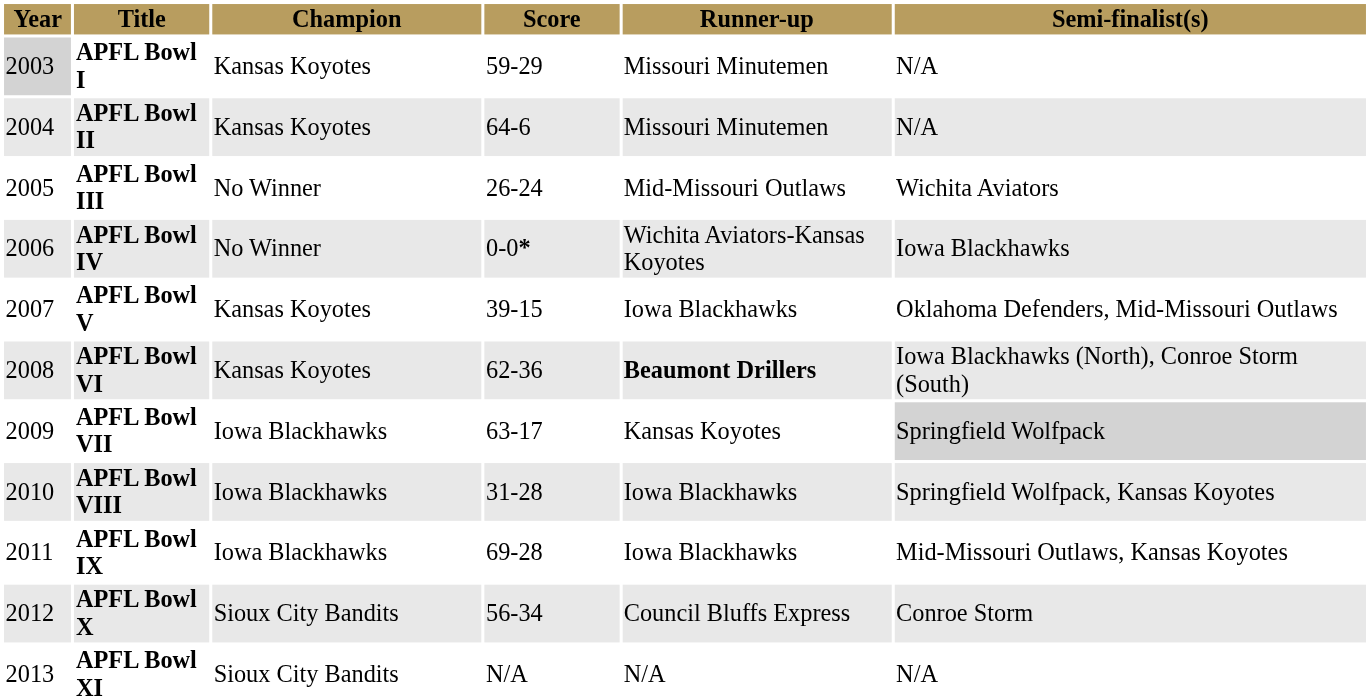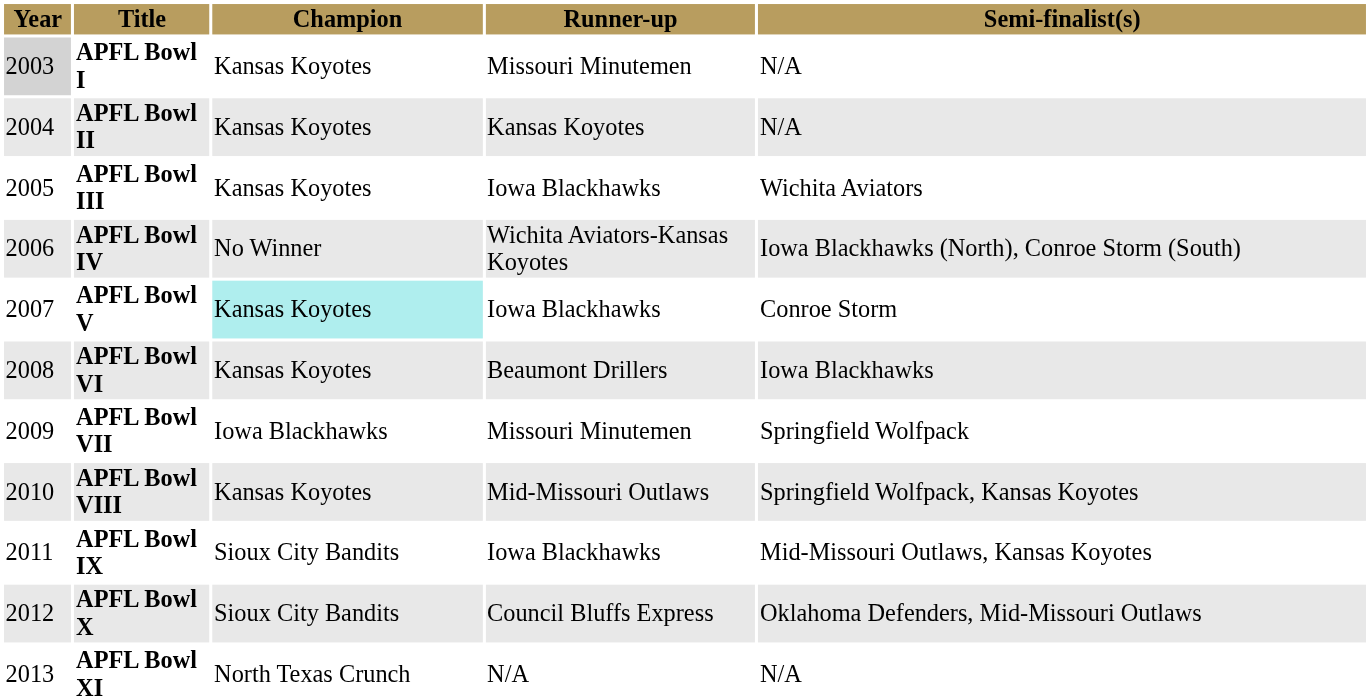- column: (552, 18)
(726, 126) Missouri Minutemen -> (566, 126) Kansas Koyotes
(267, 187) No Winner -> (293, 187) Kansas Koyotes
(735, 187) Mid-Missouri Outlaws -> (574, 187) Iowa Blackhawks
(983, 248) Iowa Blackhawks -> (1001, 248) Iowa Blackhawks (North), Conroe Storm (South)
(292, 309) no background -> (293, 309) paleturquoise background
(1117, 309) Oklahoma Defenders, Mid-Missouri Outlaws -> (829, 309) Conroe Storm
(720, 370) bold -> (577, 370) normal
(1097, 370) Iowa Blackhawks (North), Conroe Storm (South) -> (847, 370) Iowa Blackhawks
(702, 430) Kansas Koyotes -> (589, 430) Missouri Minutemen
(1001, 430) lightgrey background -> (865, 430) no background
(300, 491) Iowa Blackhawks -> (293, 491) Kansas Koyotes
(710, 491) Iowa Blackhawks -> (598, 491) Mid-Missouri Outlaws
(300, 552) Iowa Blackhawks -> (307, 552) Sioux City Bandits
(965, 613) Conroe Storm -> (981, 613) Oklahoma Defenders, Mid-Missouri Outlaws
(306, 674) Sioux City Bandits -> (312, 674) North Texas Crunch
